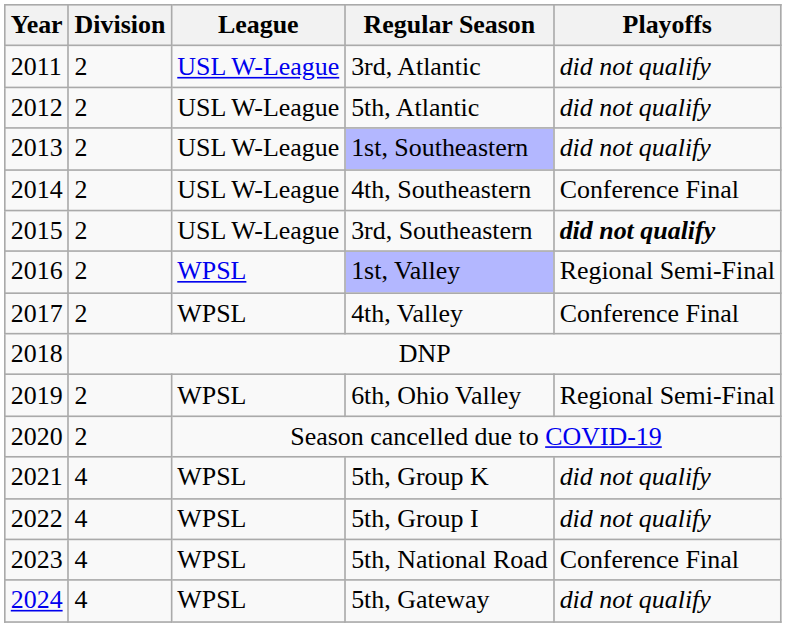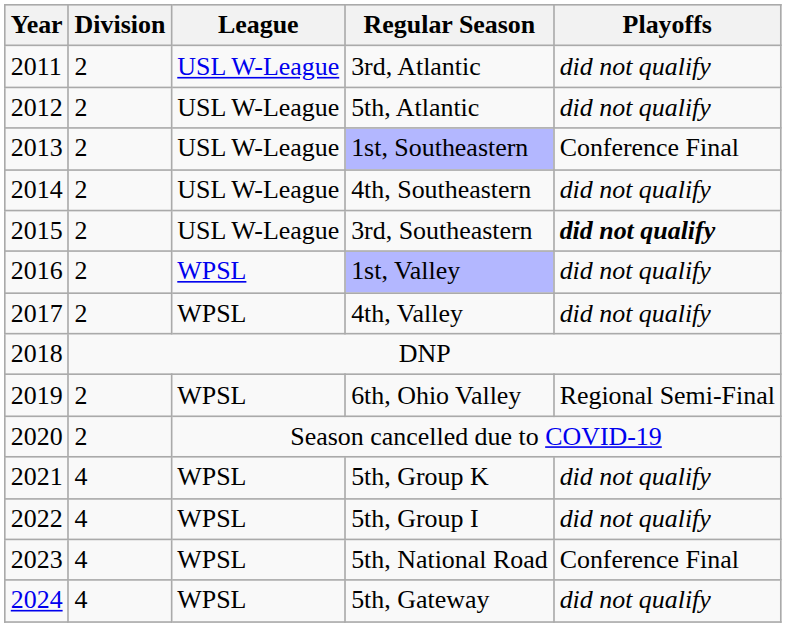(635, 148) did not qualify -> (649, 148) Conference Final
(649, 189) Conference Final -> (635, 189) did not qualify
(667, 271) Regional Semi-Final -> (635, 271) did not qualify
(649, 312) Conference Final -> (635, 312) did not qualify
